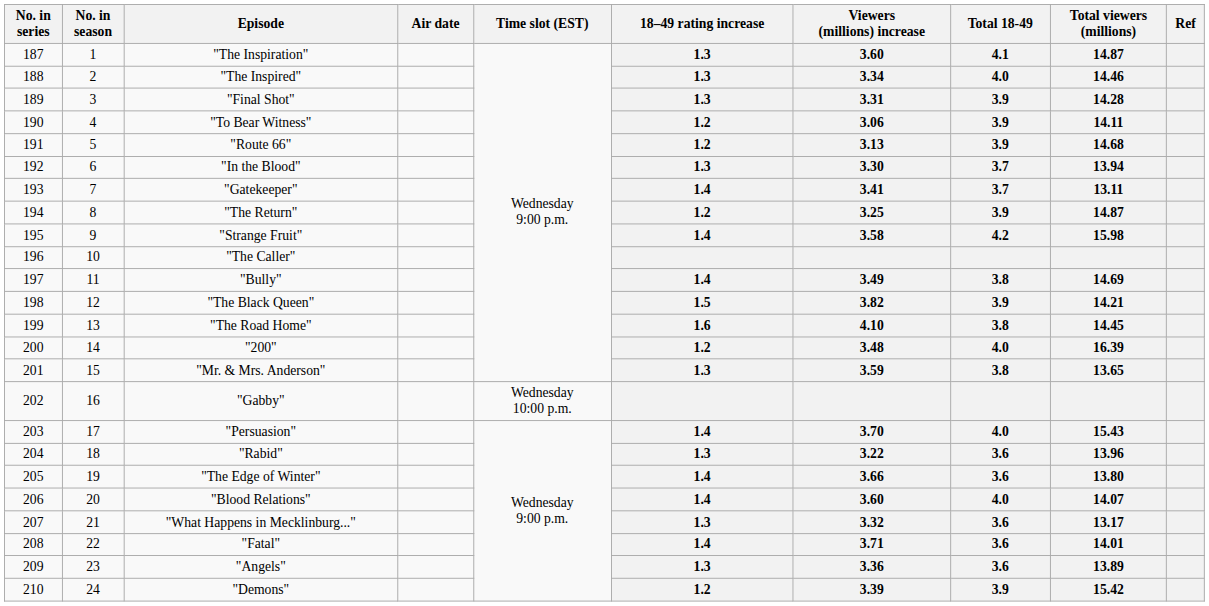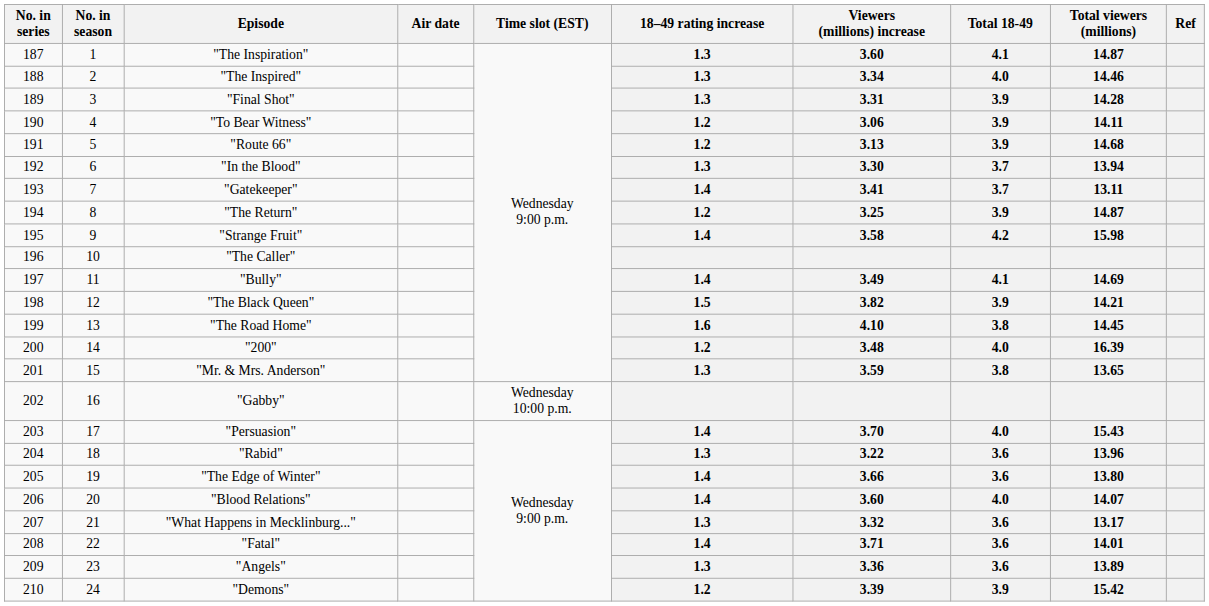(1000, 280) 3.8 -> (1000, 280) 4.1
